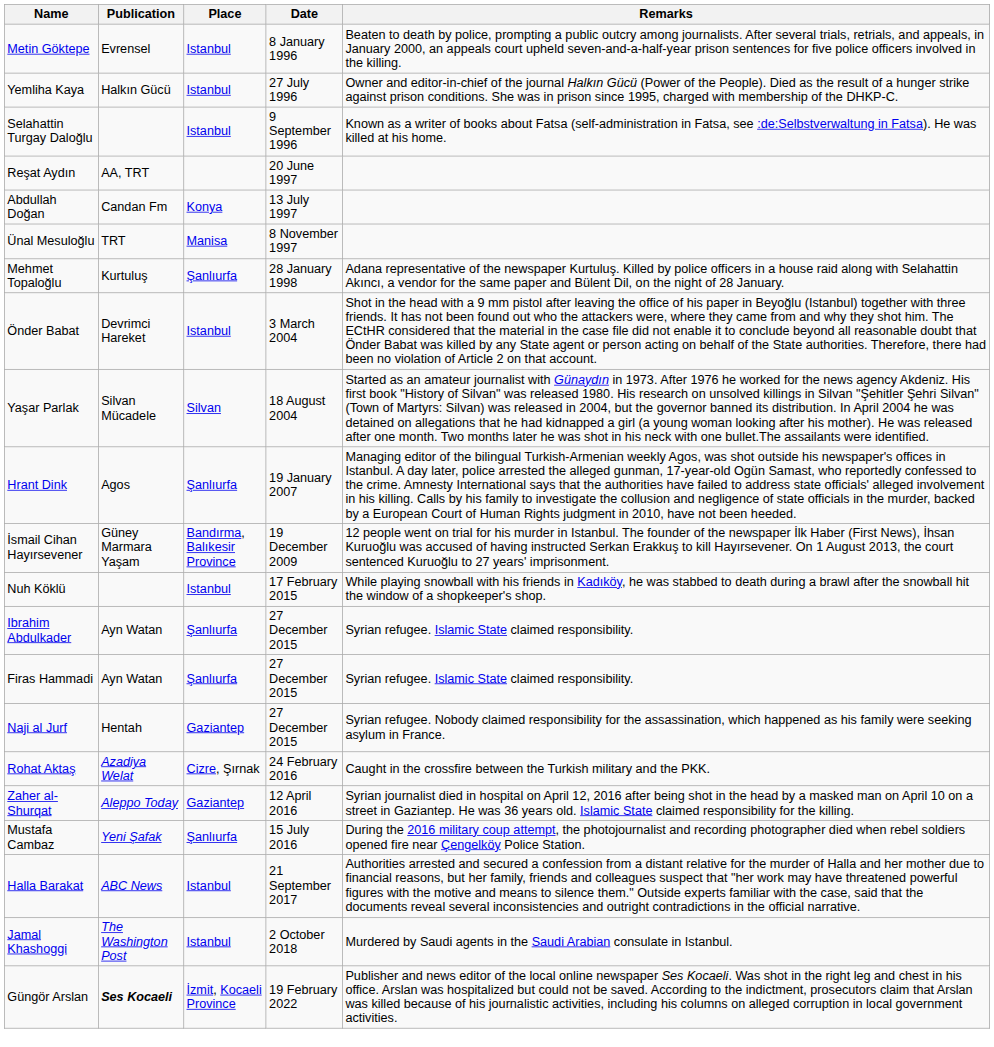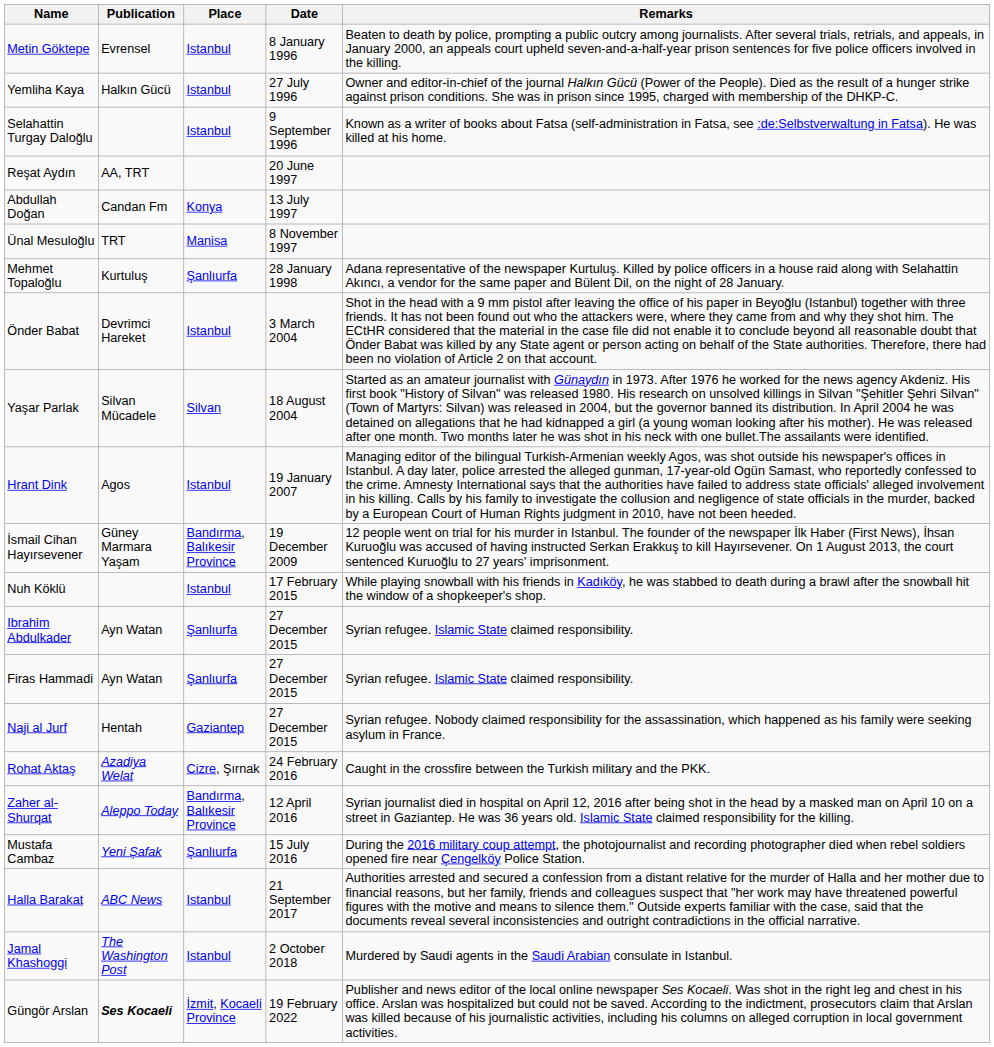(212, 485) Şanlıurfa -> (209, 485) Istanbul
(215, 803) Gaziantep -> (216, 810) Bandırma, Balıkesir Province
